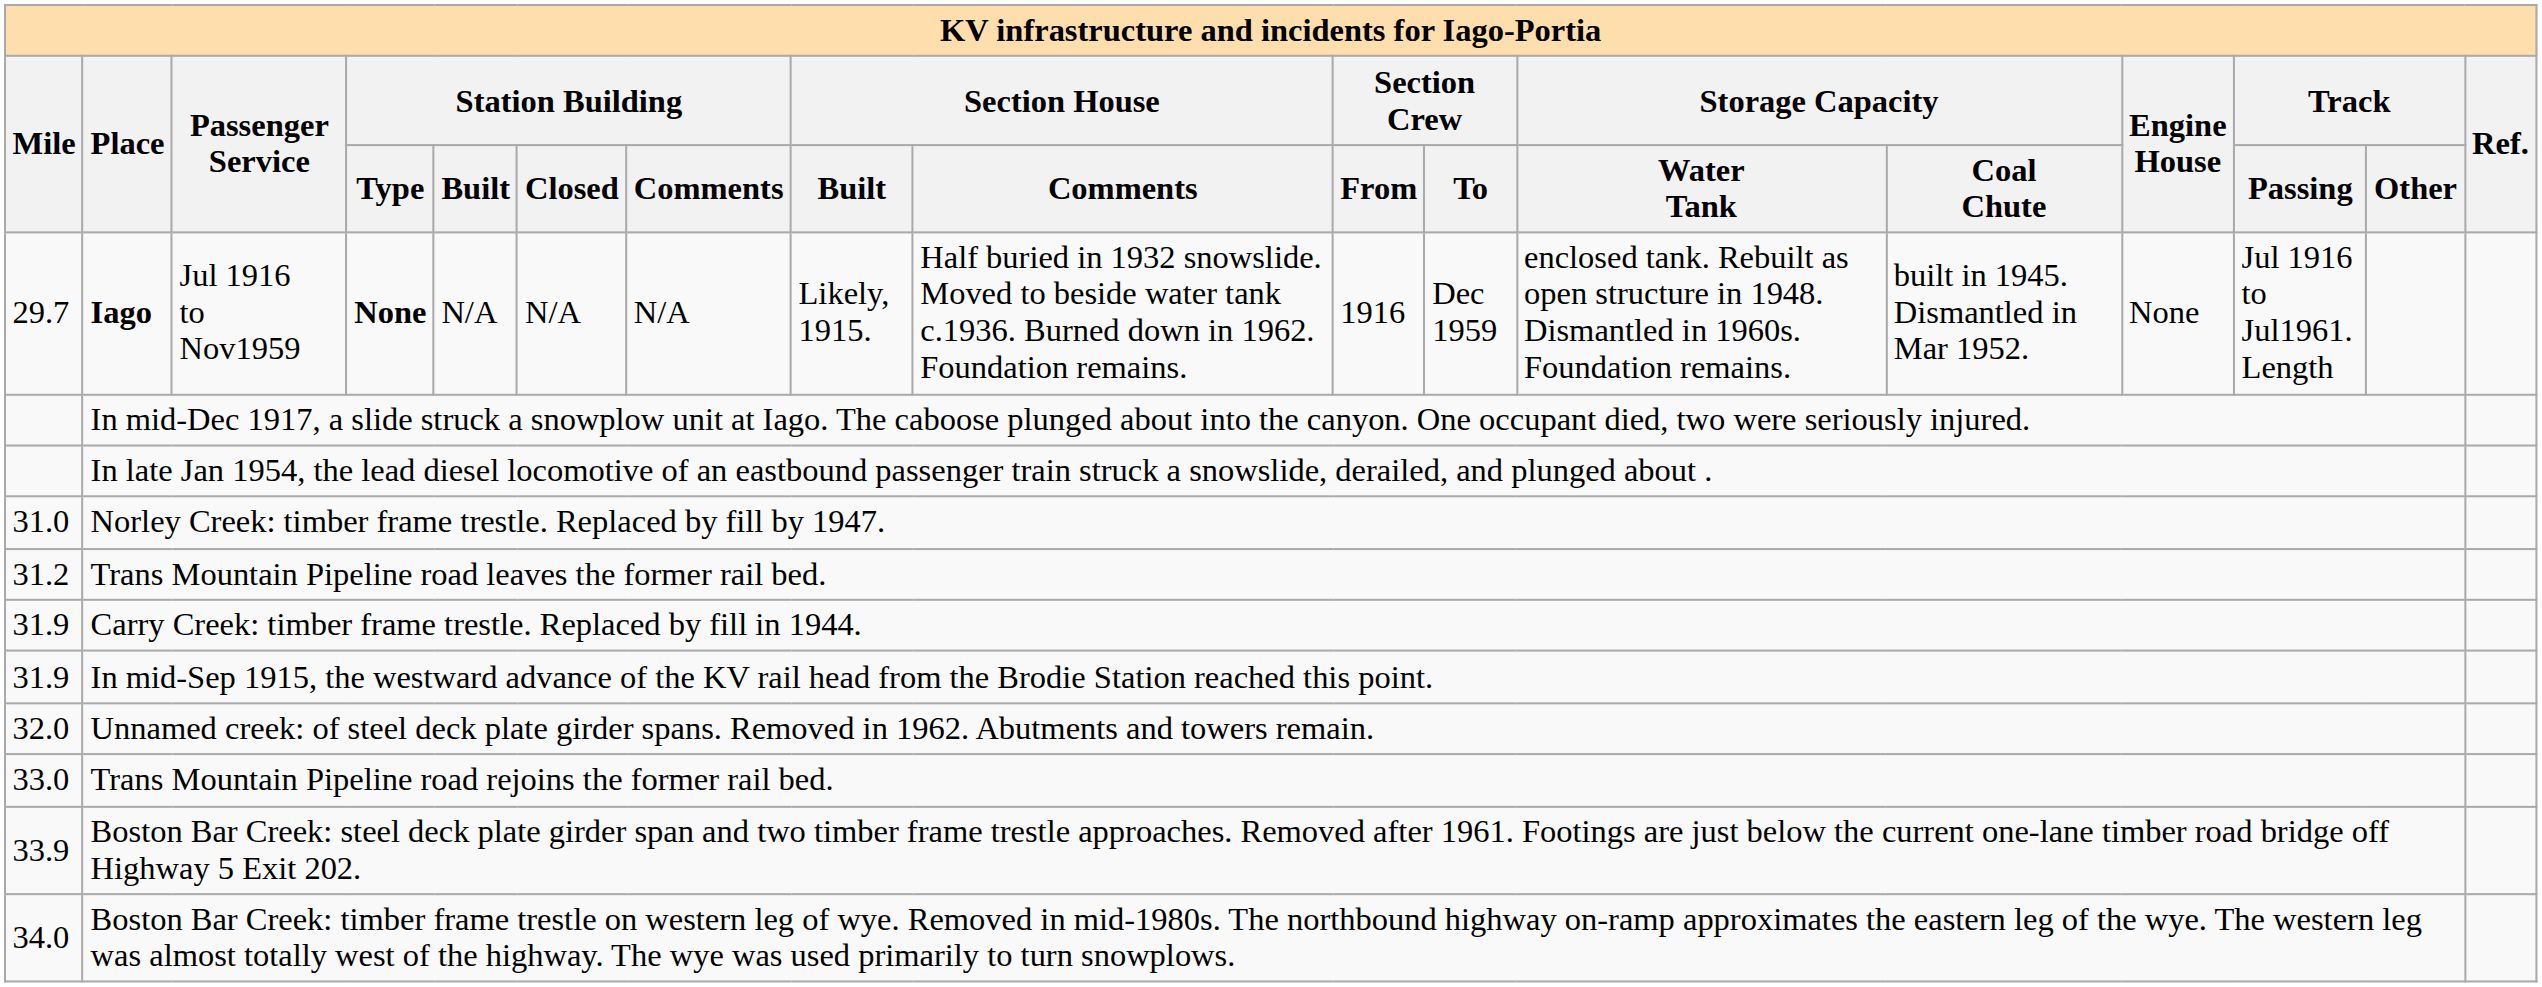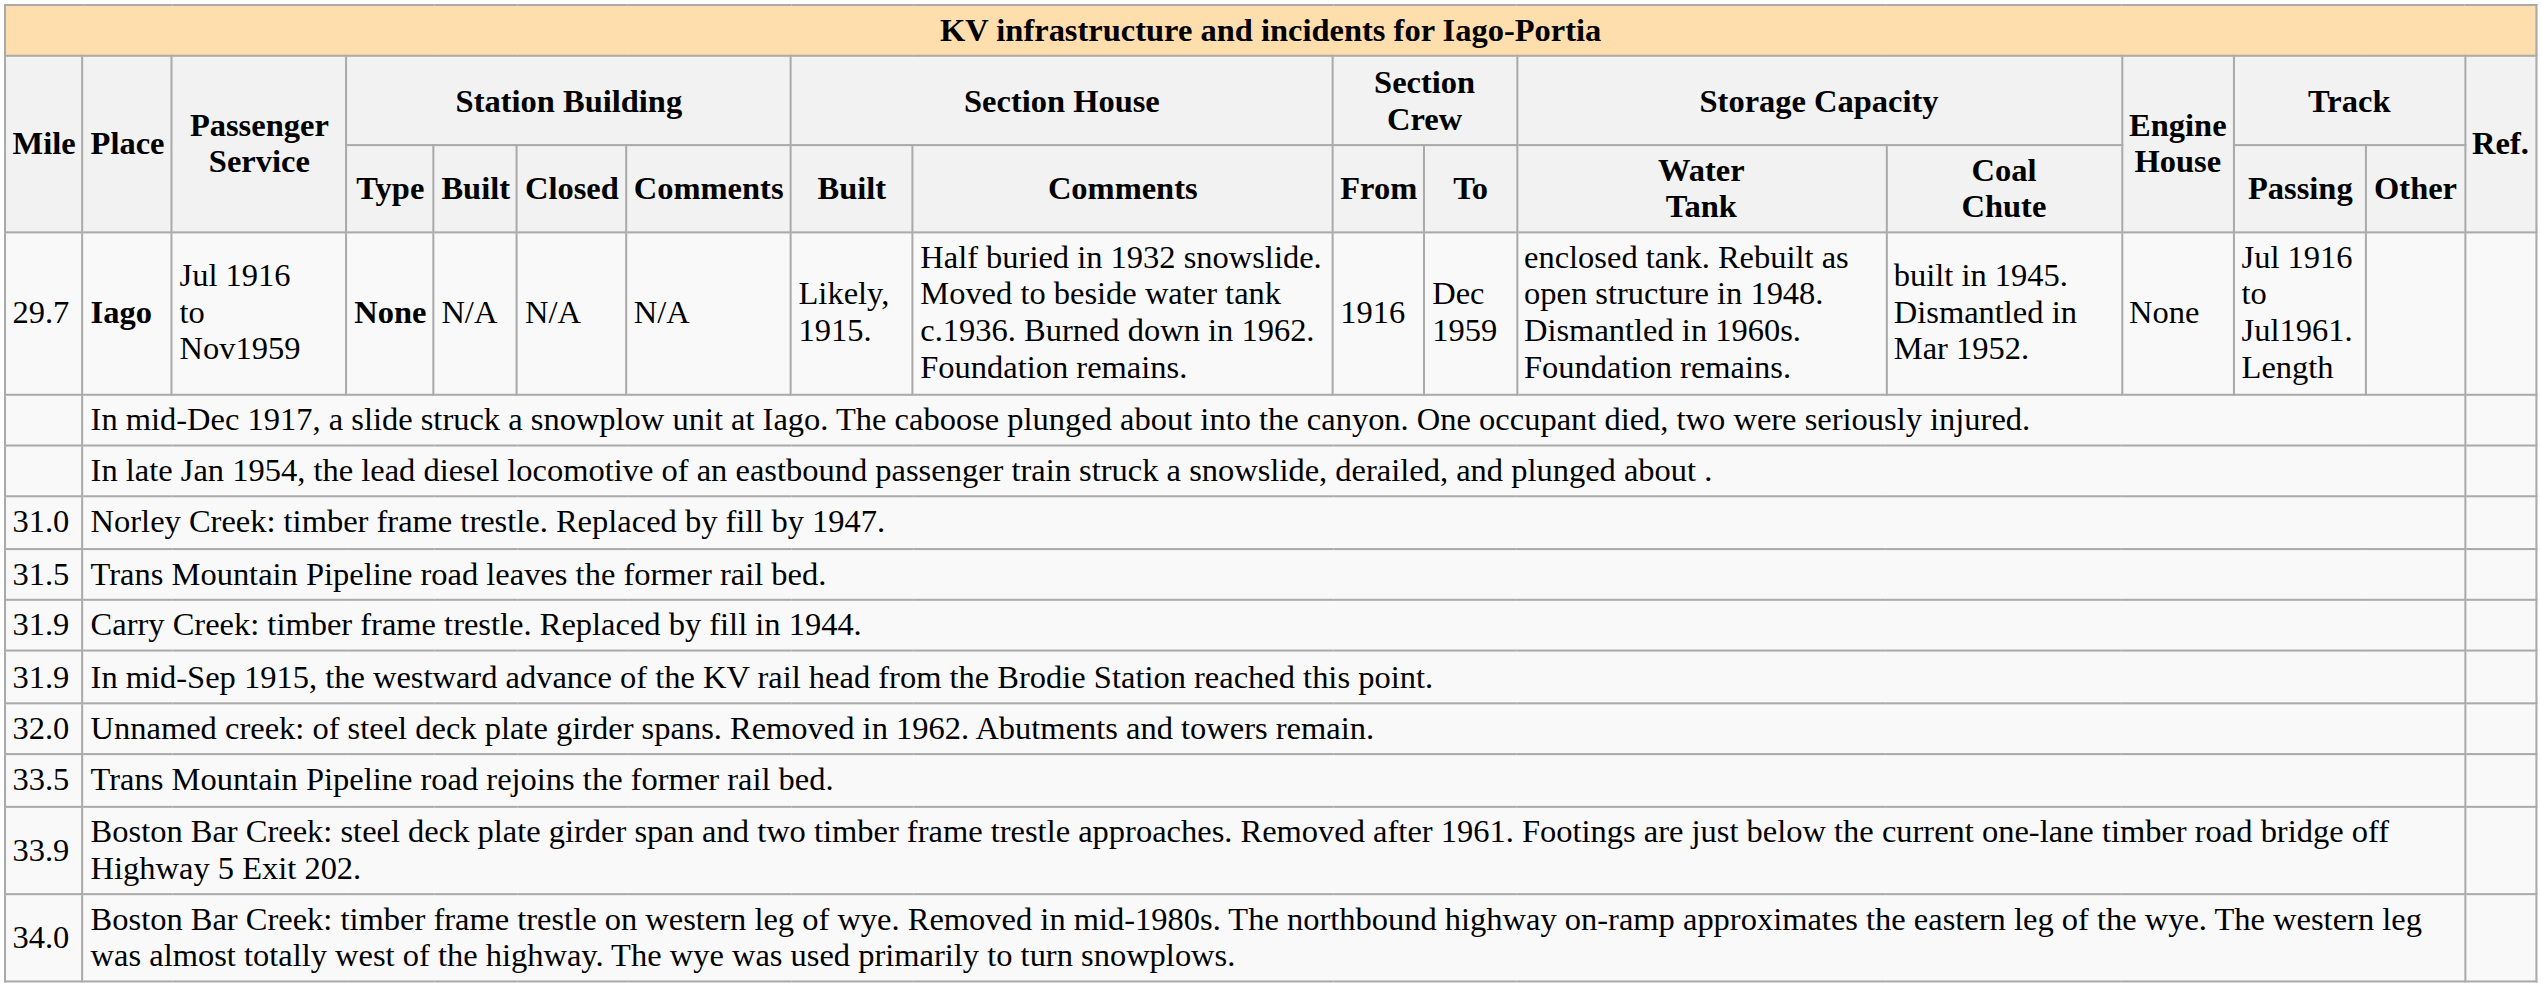(41, 573) 31.2 -> (41, 573) 31.5
(41, 779) 33.0 -> (41, 779) 33.5
